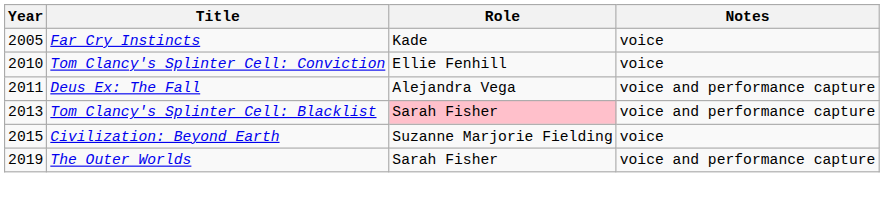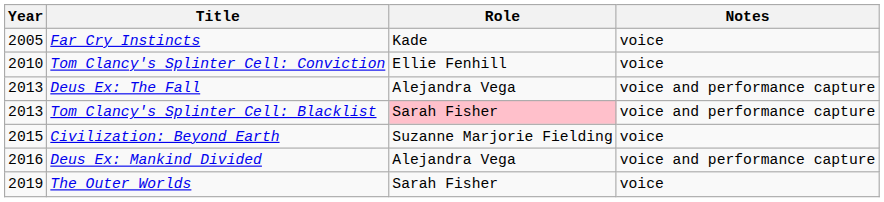(26, 88) 2011 -> (26, 88) 2013
+ row: (156, 160)
(748, 160) voice and performance capture -> (642, 184) voice
